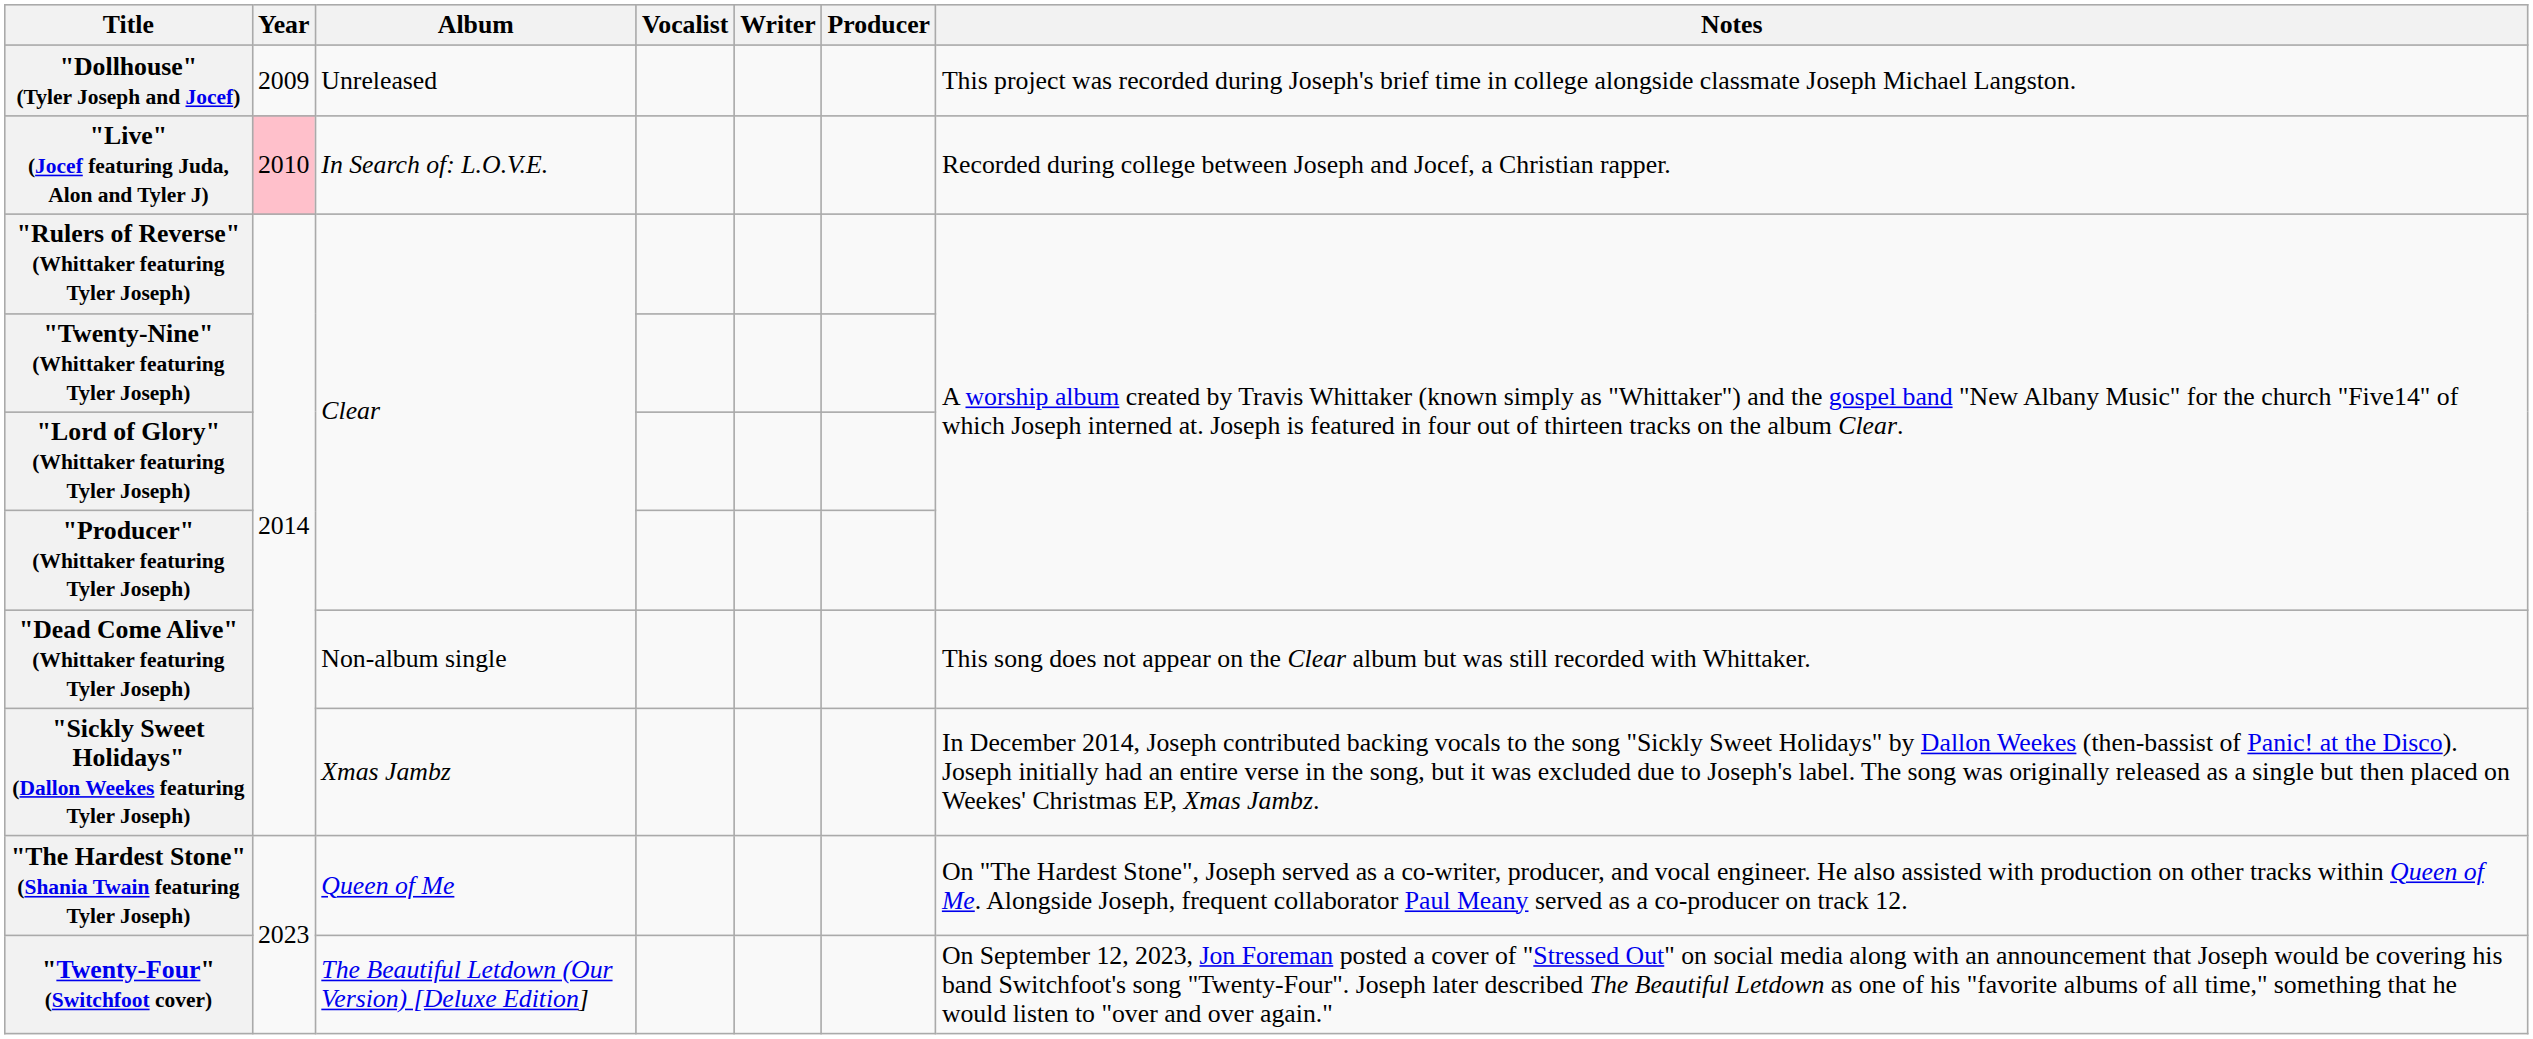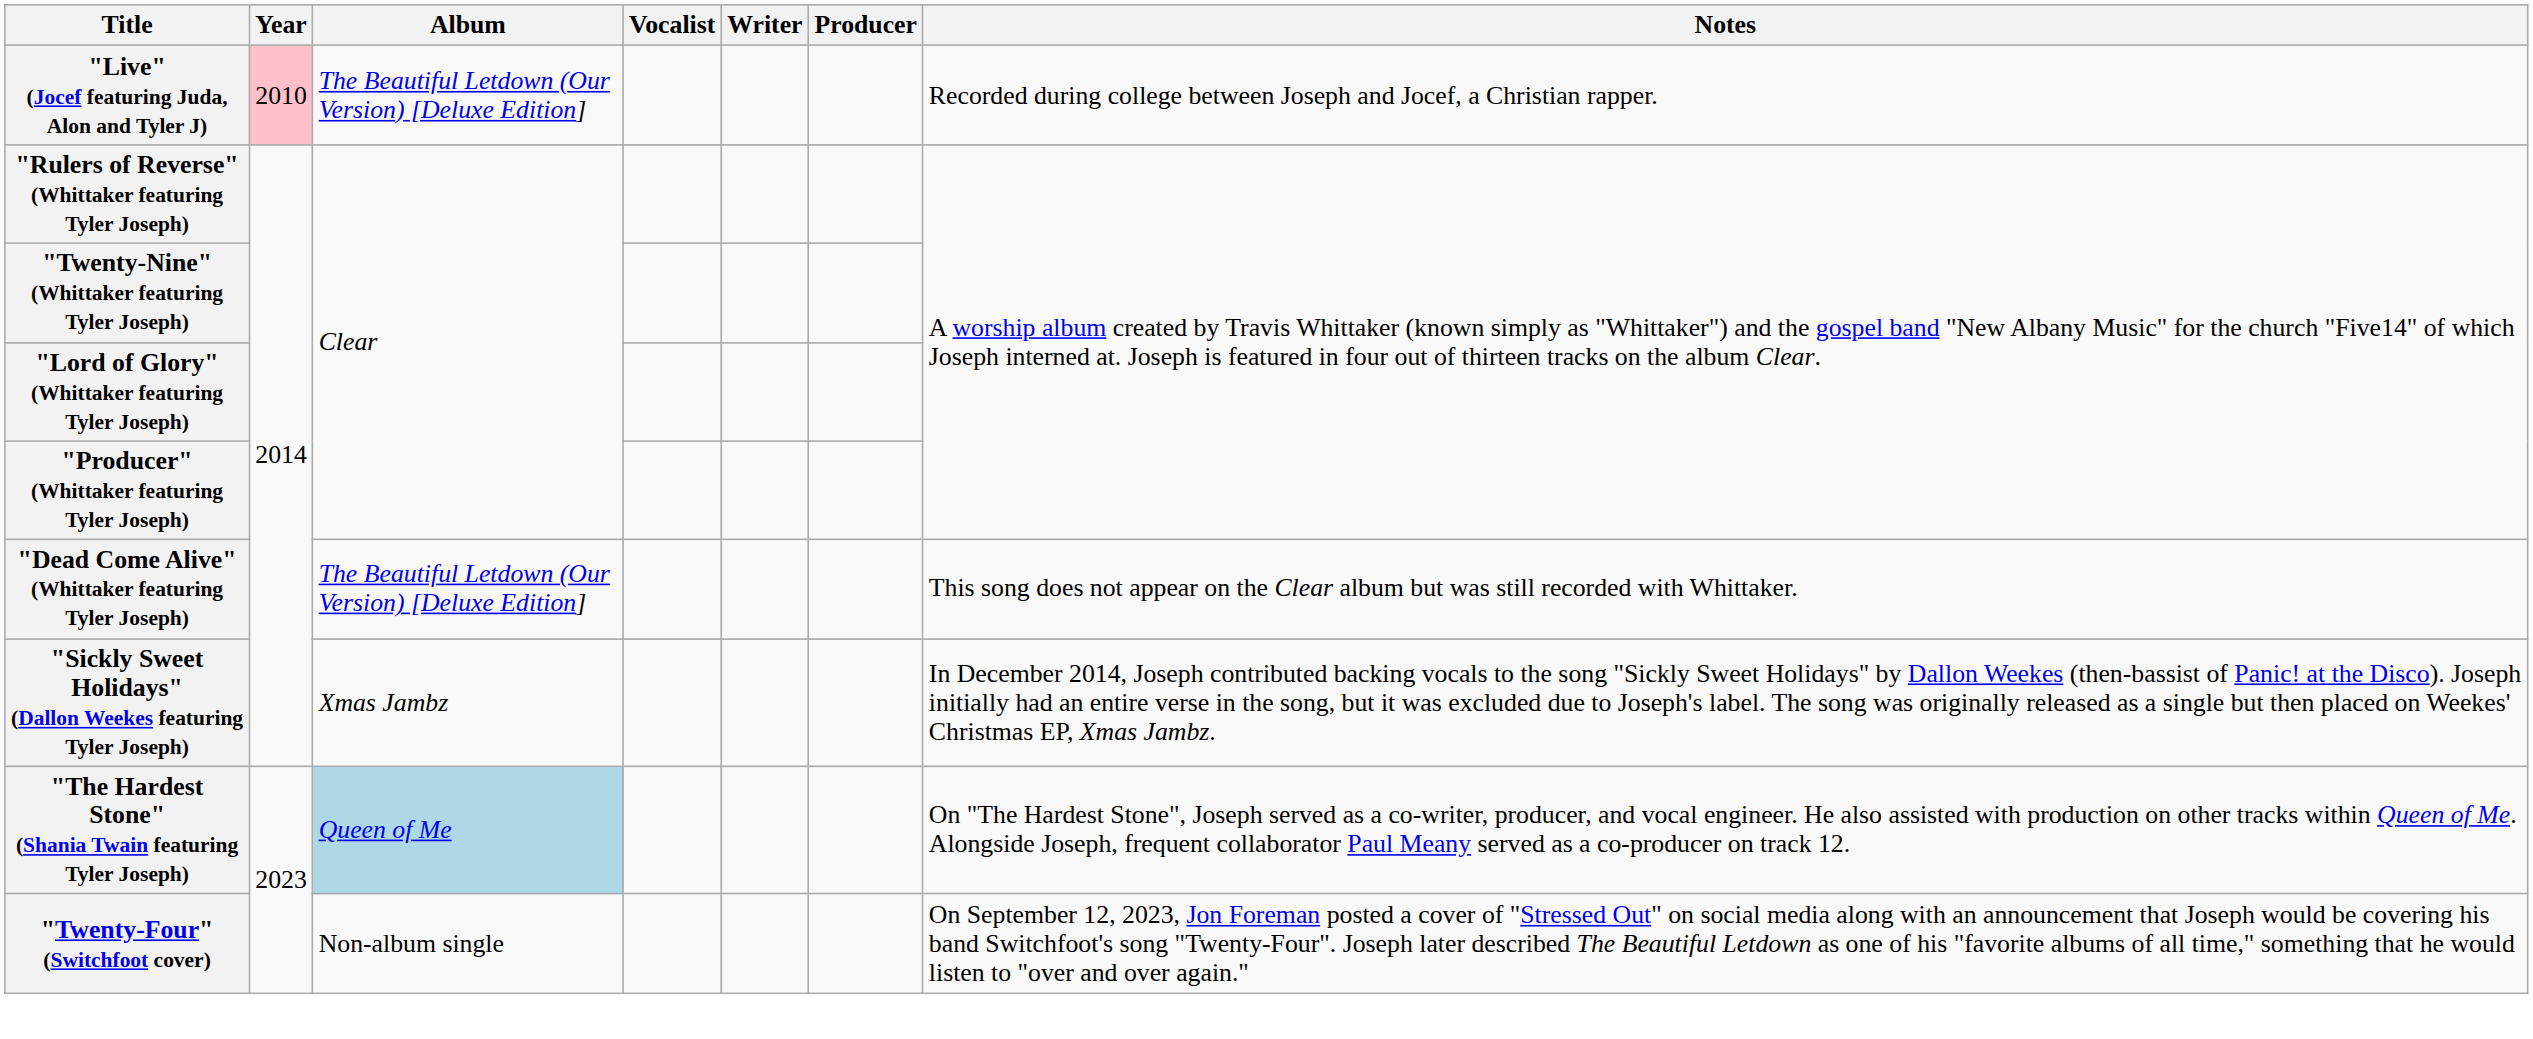- row: (128, 80)
(435, 164) In Search of: L.O.V.E. -> (464, 94) The Beautiful Letdown (Our Version) [Deluxe Edition]
(414, 658) Non-album single -> (464, 588) The Beautiful Letdown (Our Version) [Deluxe Edition]
(388, 885) no background -> (385, 829) lightblue background
(467, 984) The Beautiful Letdown (Our Version) [Deluxe Edition] -> (411, 943) Non-album single
